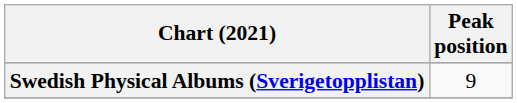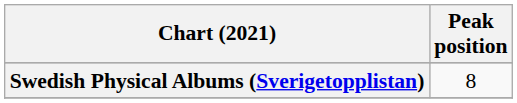(471, 80) 9 -> (471, 80) 8
